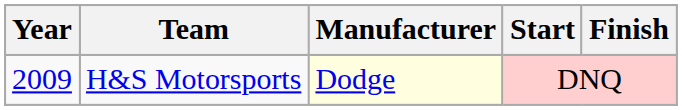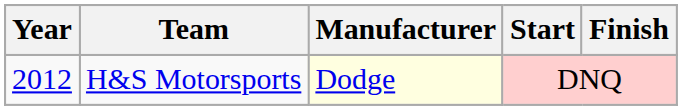(42, 78) 2009 -> (42, 78) 2012
